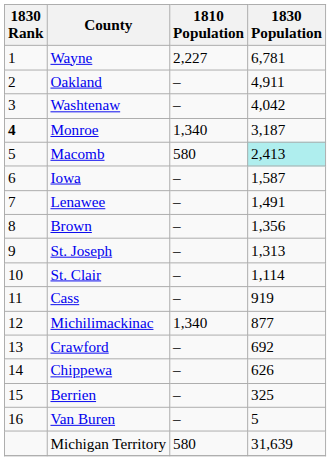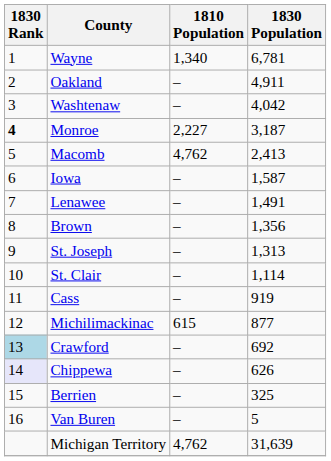(190, 57) 2,227 -> (190, 57) 1,340
(190, 130) 1,340 -> (190, 130) 2,227
(184, 154) 580 -> (190, 154) 4,762
(268, 154) paleturquoise background -> (268, 154) no background
(190, 322) 1,340 -> (184, 322) 615
(16, 347) no background -> (16, 347) lightblue background
(16, 371) no background -> (16, 371) lavender background
(184, 443) 580 -> (190, 443) 4,762
